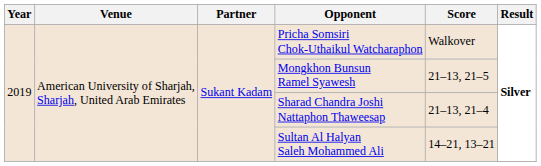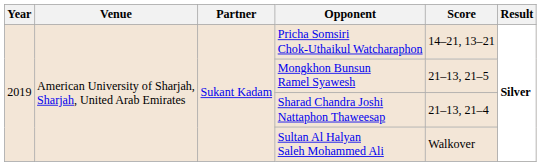(452, 41) Walkover -> (461, 41) 14–21, 13–21
(461, 144) 14–21, 13–21 -> (452, 144) Walkover
